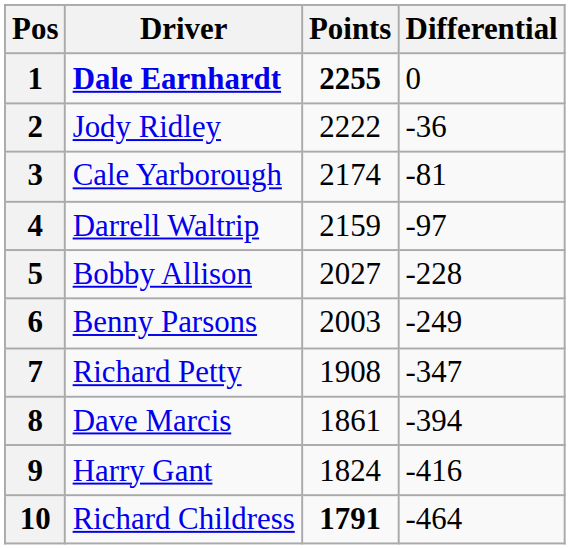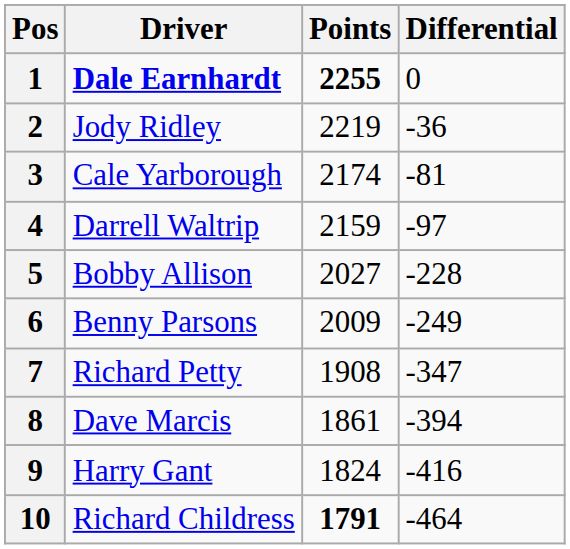(350, 126) 2222 -> (350, 126) 2219
(350, 322) 2003 -> (350, 322) 2009
